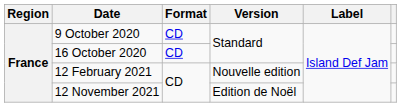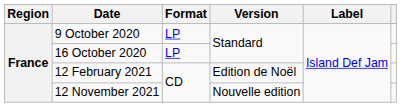(174, 33) CD -> (173, 33) LP
(174, 53) CD -> (173, 53) LP
(256, 72) Nouvelle edition -> (254, 72) Edition de Noël
(254, 92) Edition de Noël -> (256, 92) Nouvelle edition
